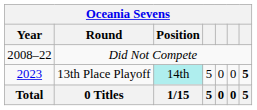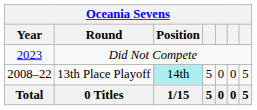(29, 54) 2008–22 -> (29, 54) 2023
(29, 74) 2023 -> (29, 74) 2008–22
(245, 74) bold -> (245, 74) normal
